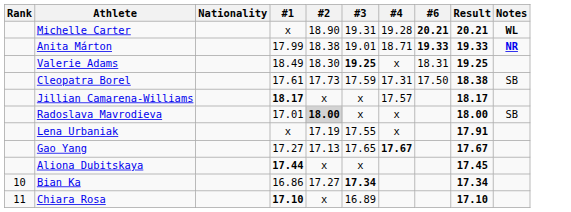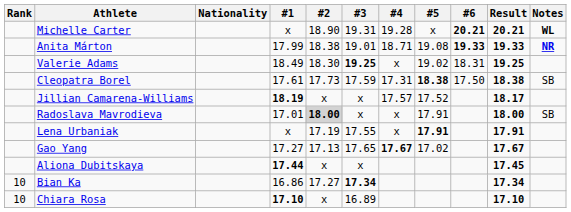+ column: (433, 13)
(288, 98) 18.17 -> (288, 98) 18.19
(19, 199) 11 -> (19, 199) 10
